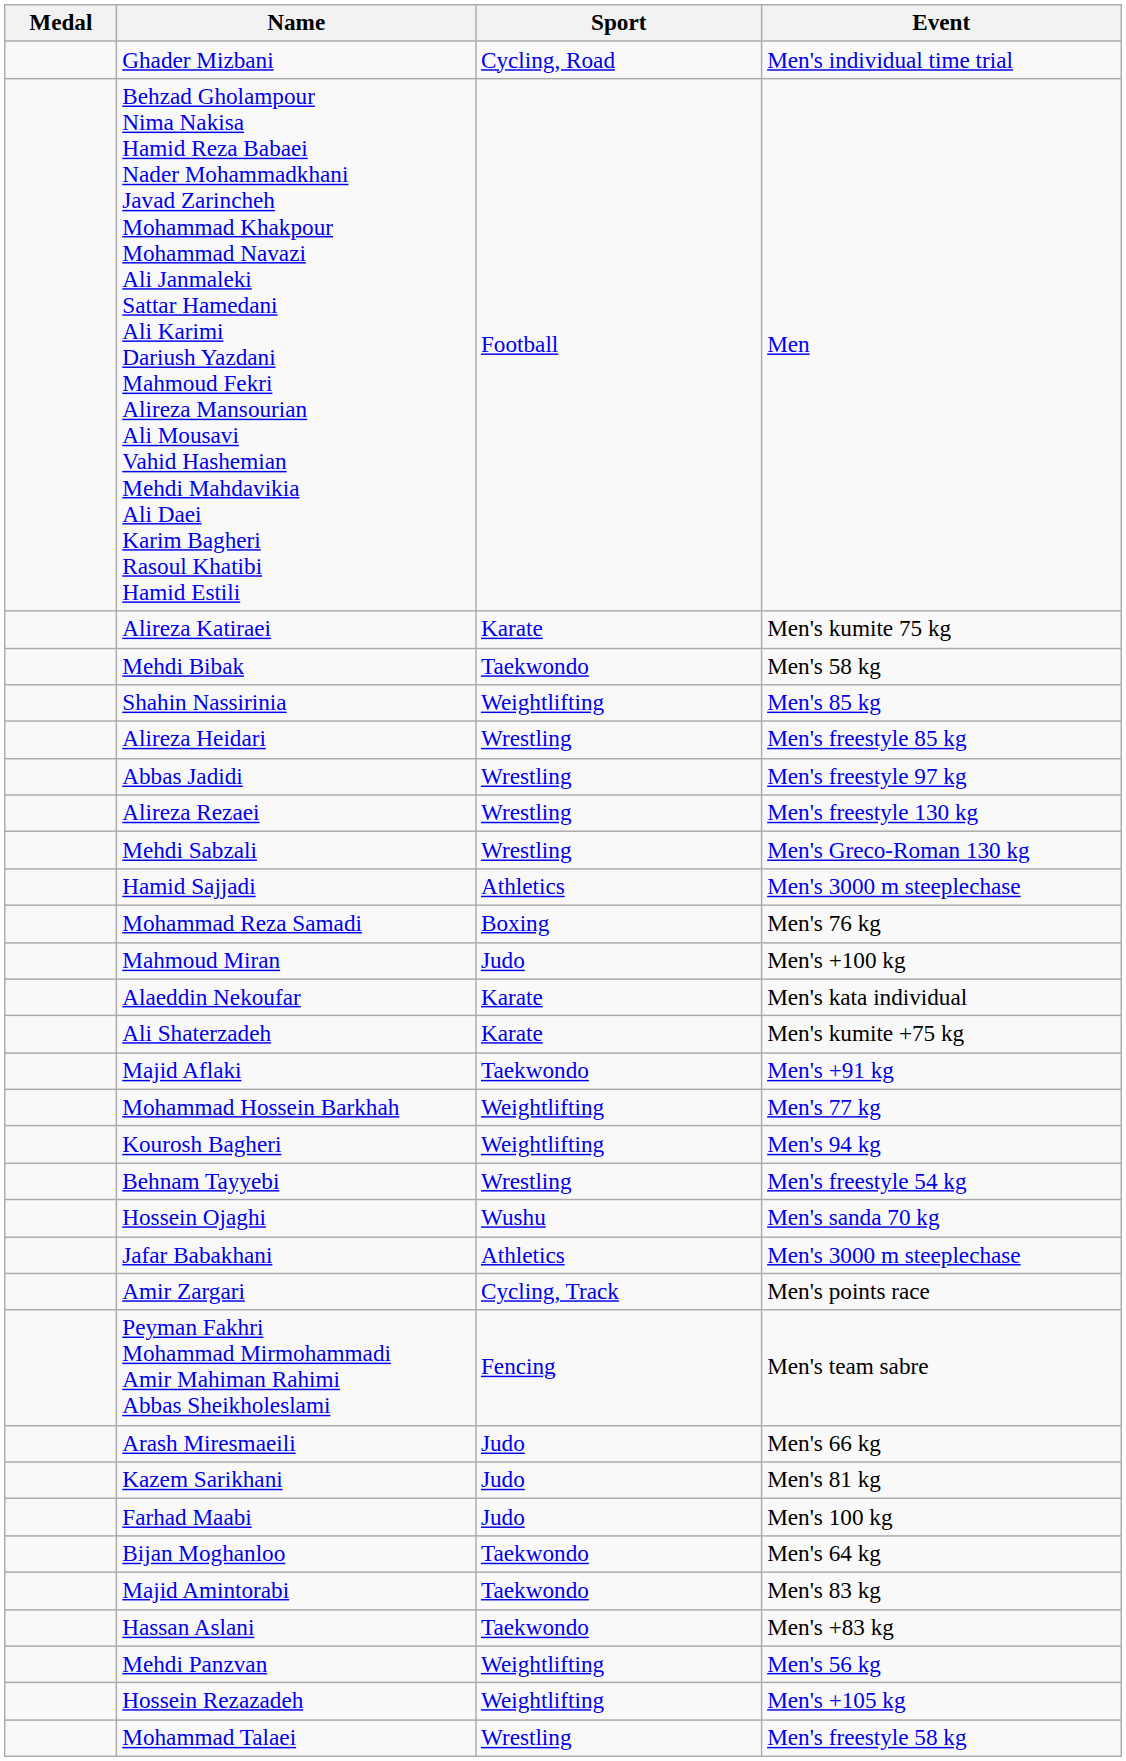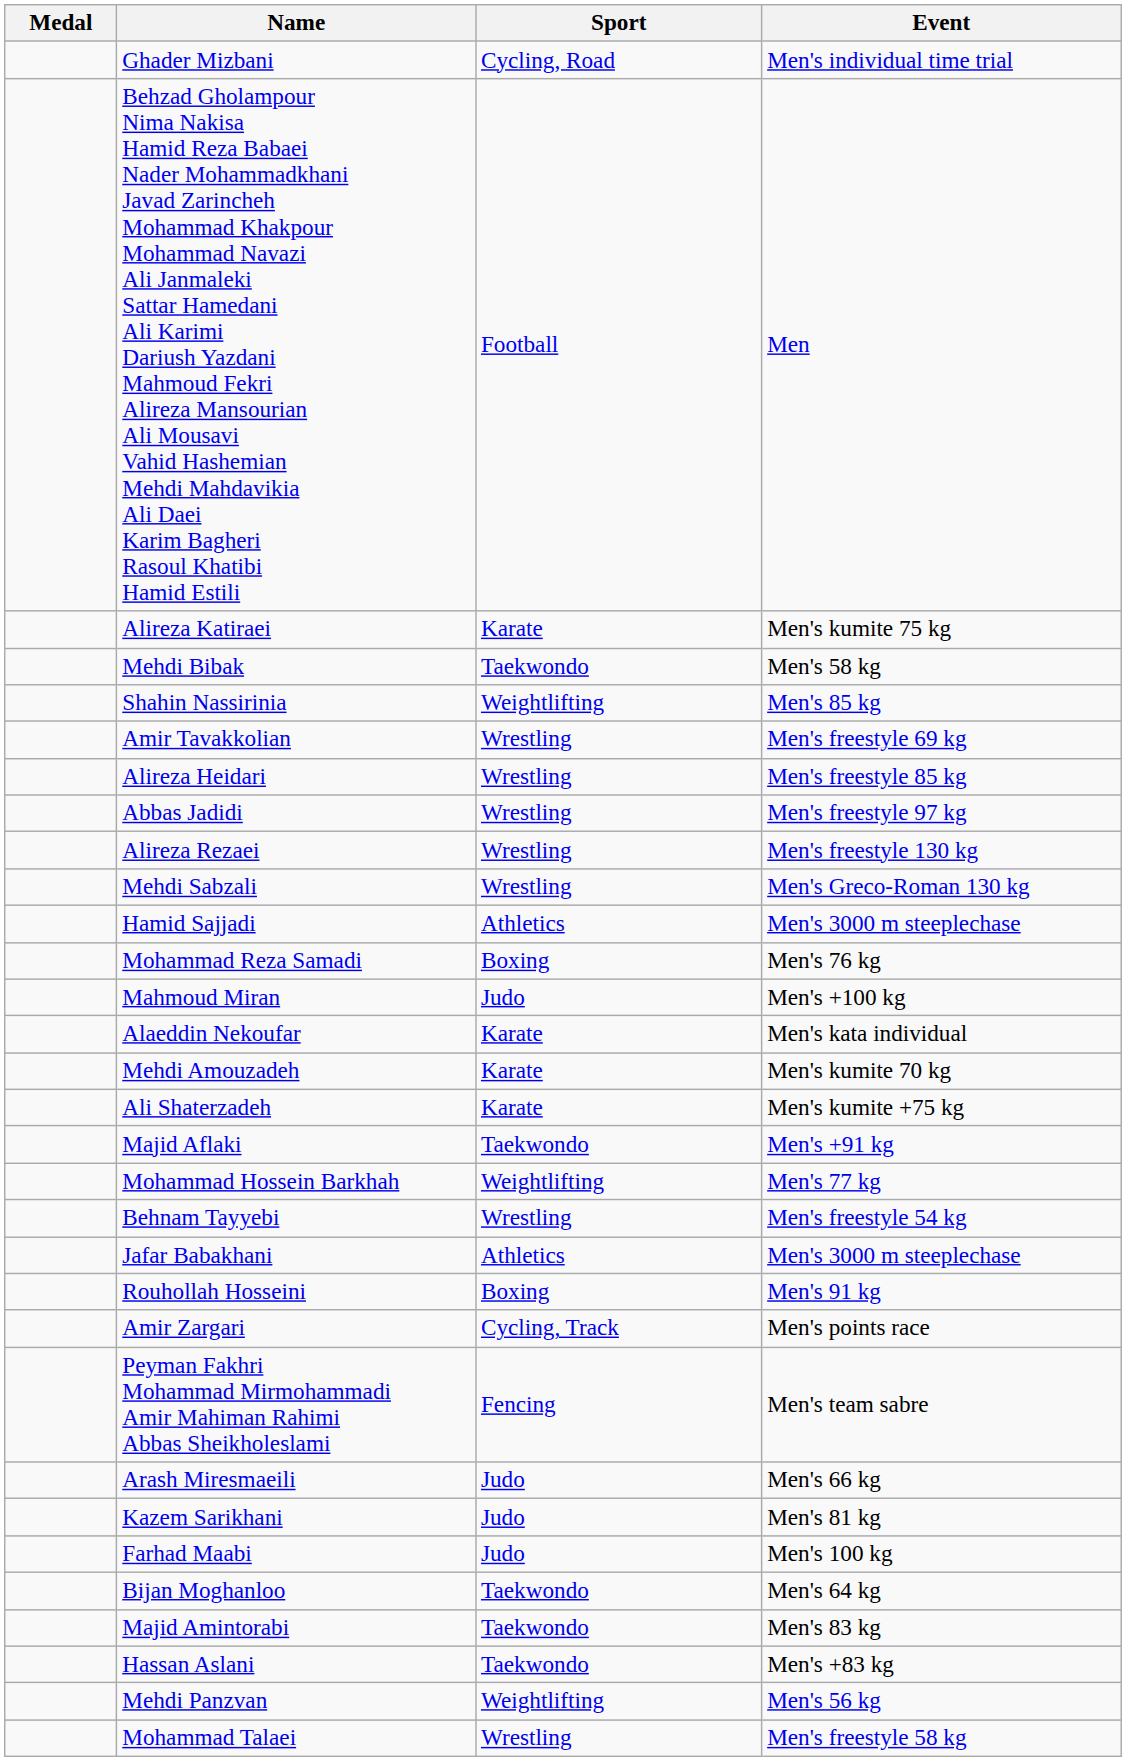+ row: (207, 739)
+ row: (211, 1070)
- row: (202, 1144)
- row: (194, 1217)
+ row: (214, 1291)
- row: (213, 1700)
